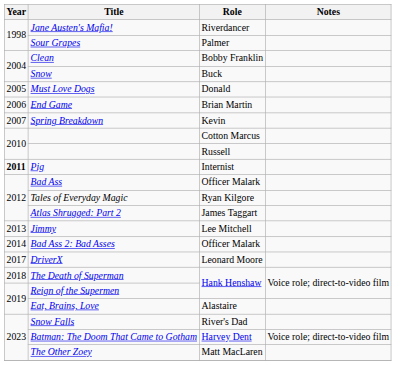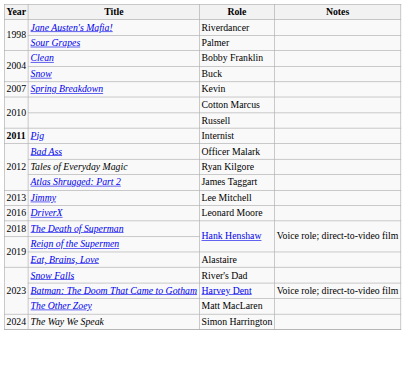- row: (63, 89)
- row: (51, 105)
- row: (73, 244)
(16, 259) 2017 -> (16, 213) 2016
+ row: (67, 321)
